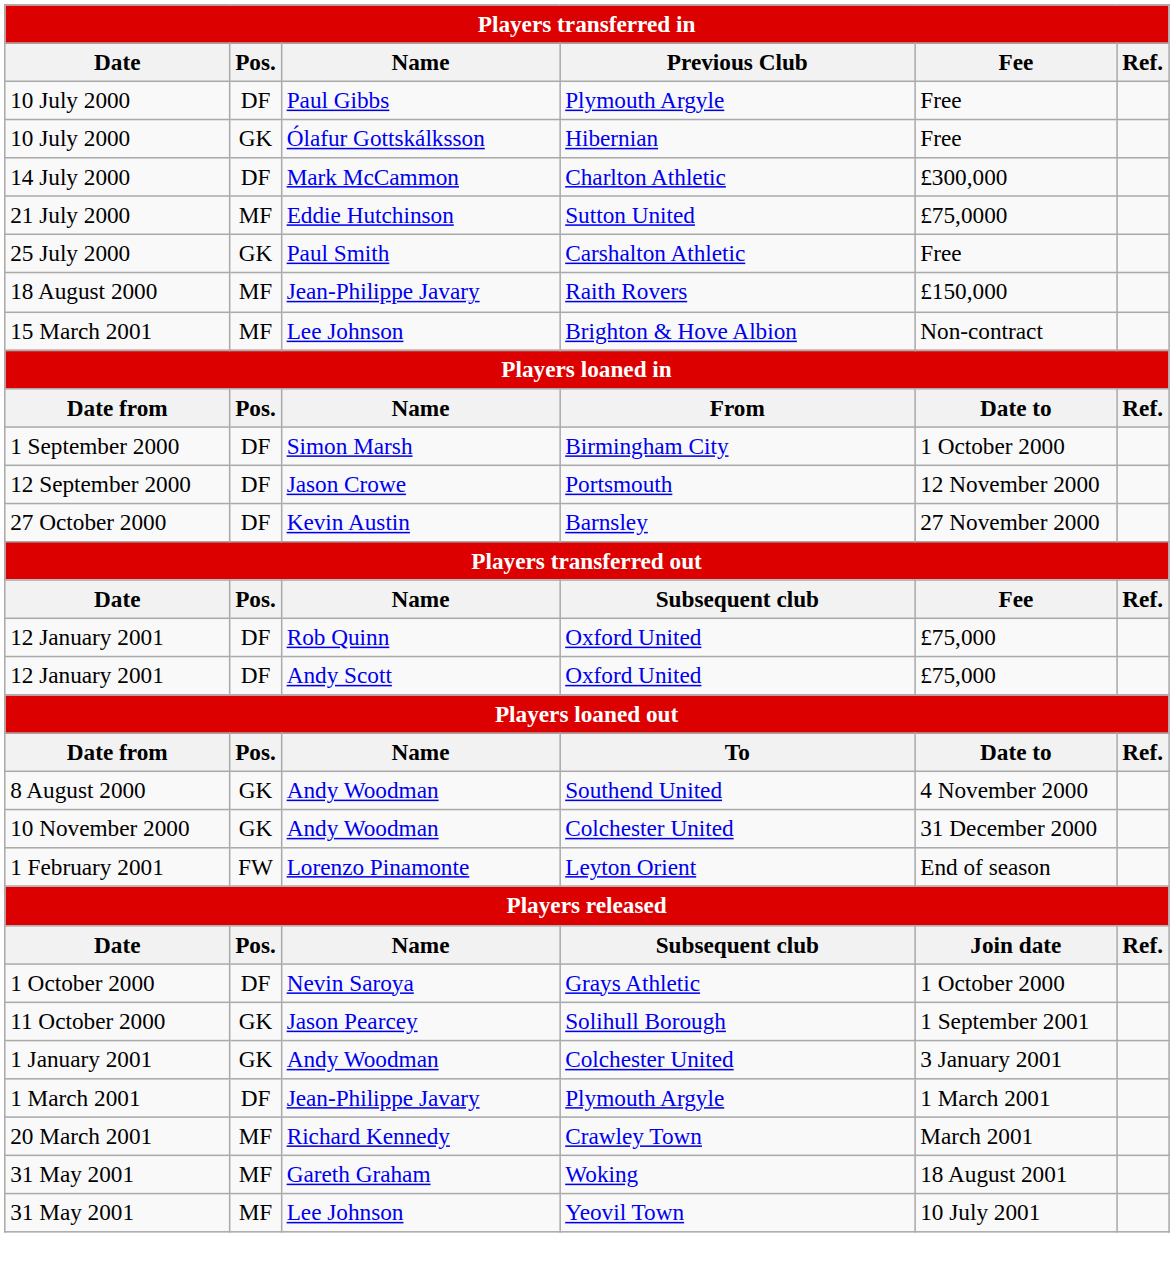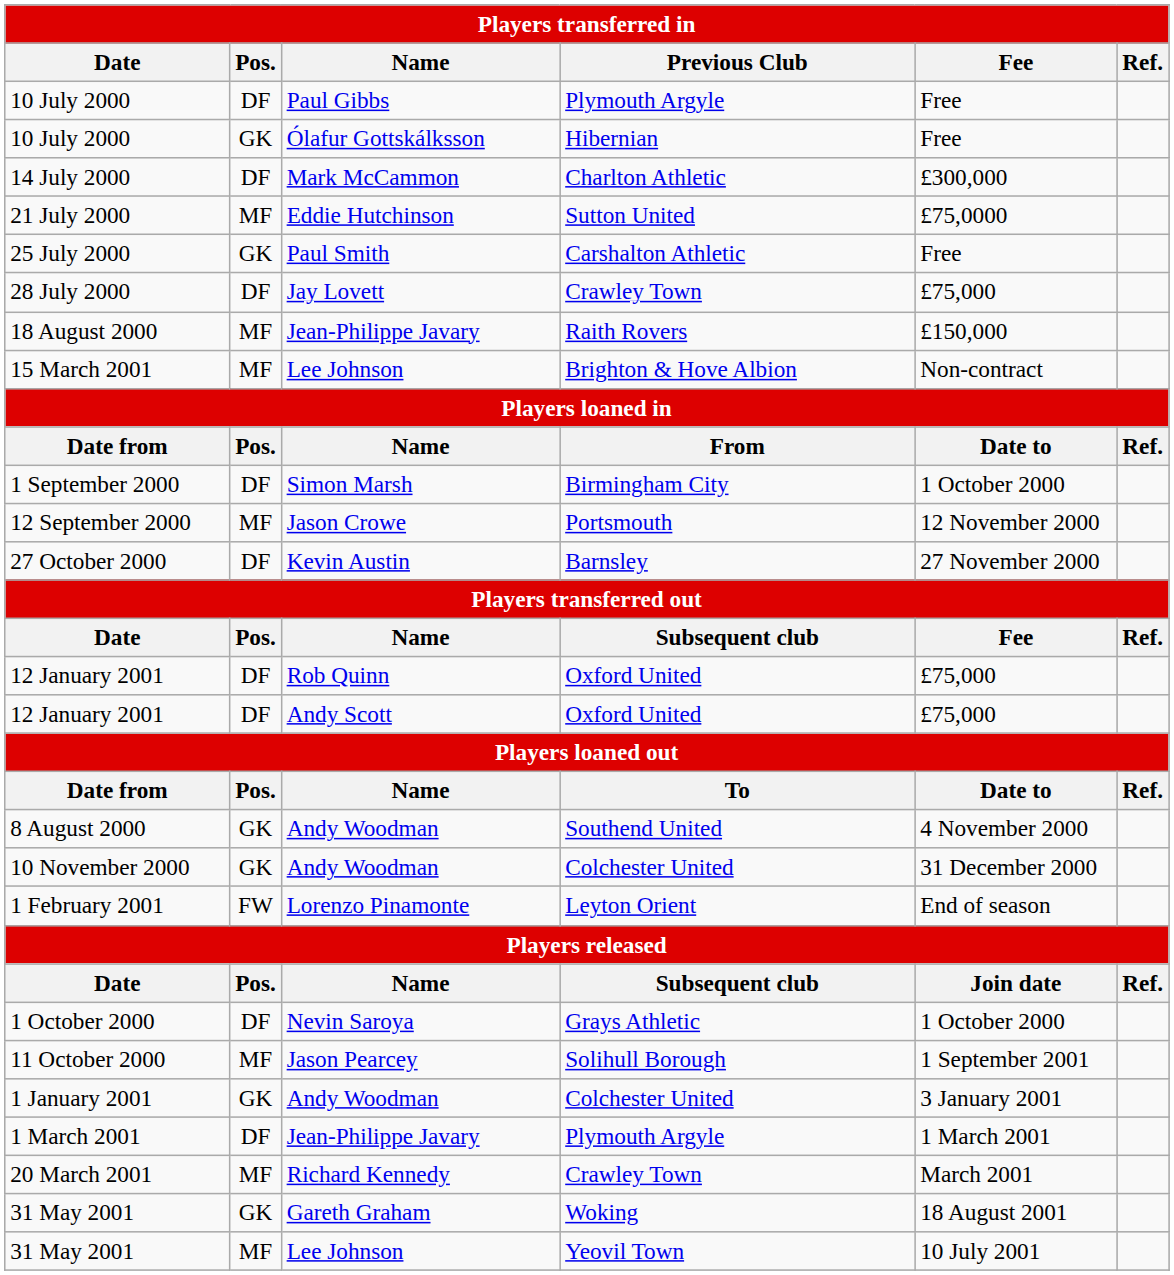+ row: (70, 292)
(256, 484) DF -> (256, 522) MF
(255, 1020) GK -> (256, 1059) MF
(256, 1174) MF -> (255, 1212) GK
